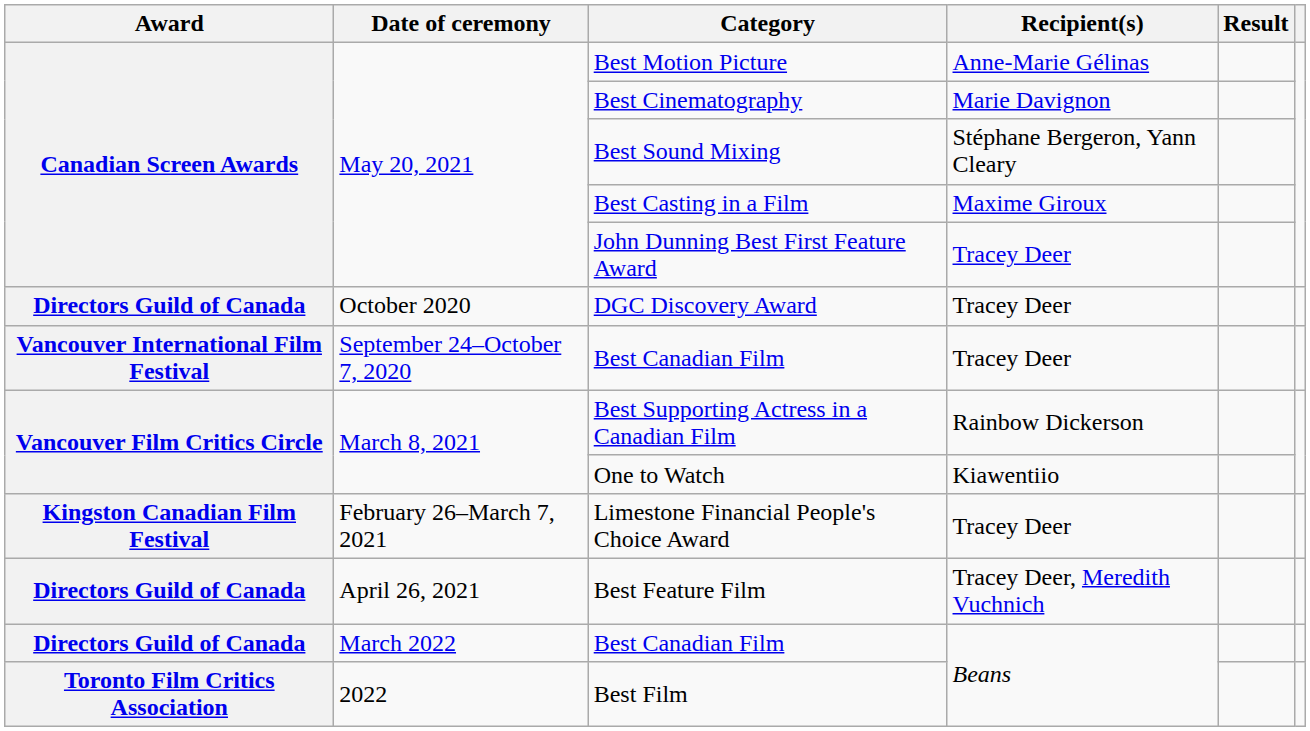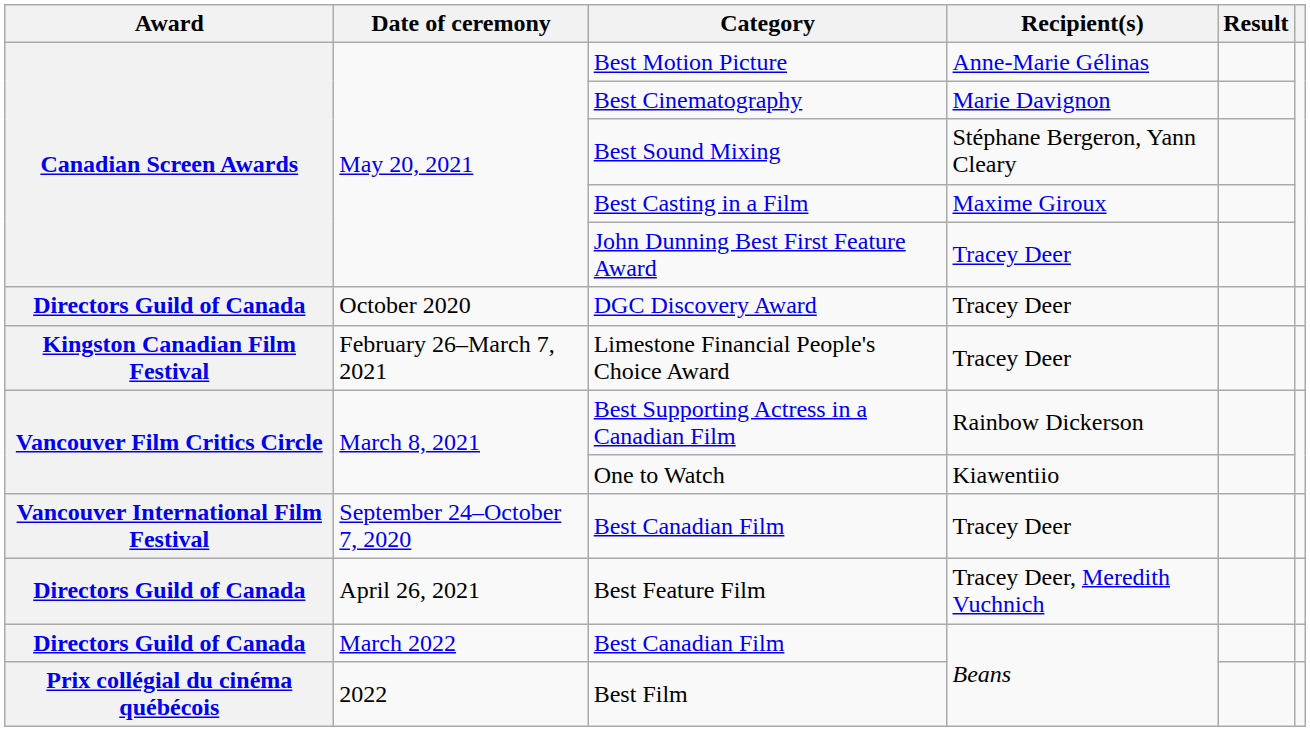rows swapped: (735, 525) <-> (689, 357)
(169, 693) Toronto Film Critics Association -> (169, 693) Prix collégial du cinéma québécois
